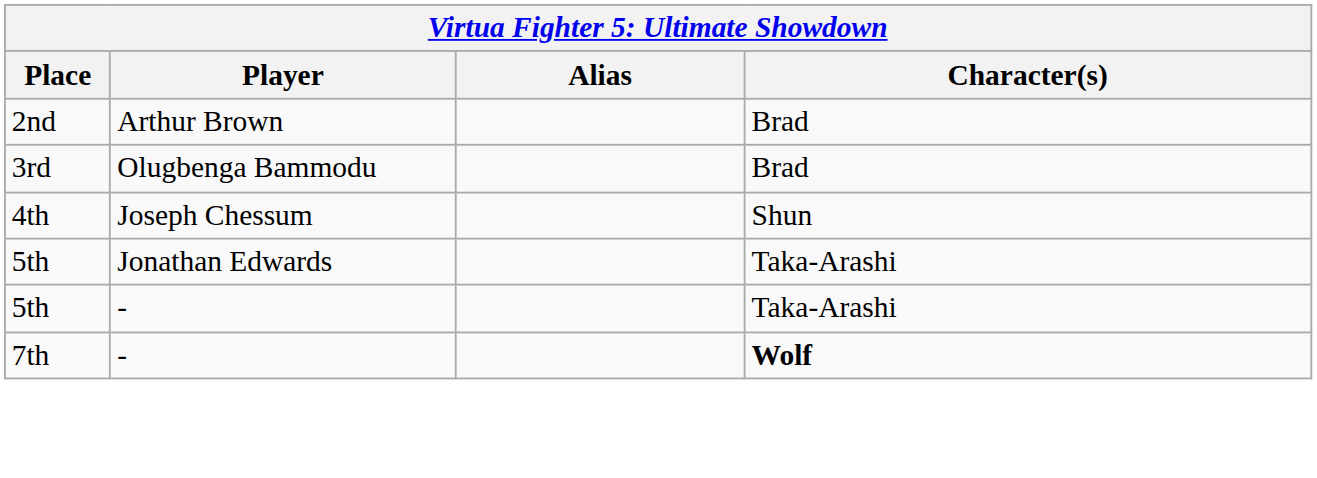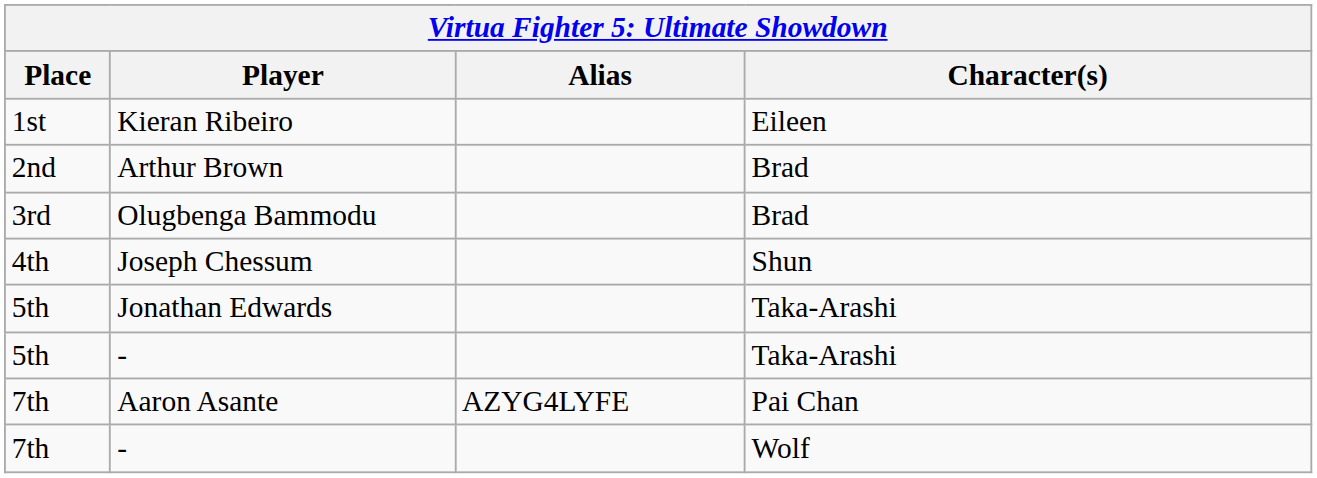+ row: (29, 121)
+ row: (31, 401)
(782, 354) bold -> (781, 448) normal
